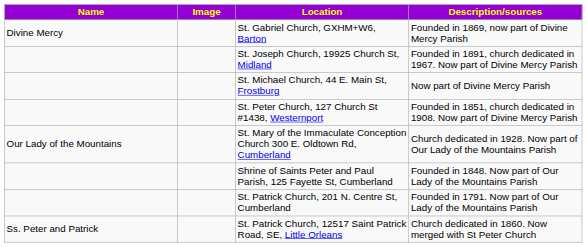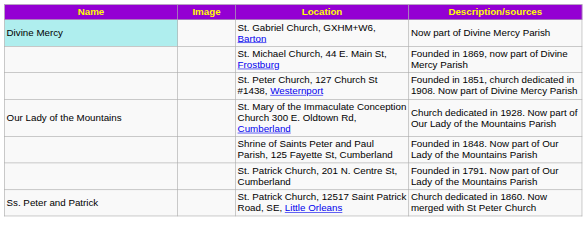(35, 33) no background -> (35, 33) paleturquoise background
(489, 33) Founded in 1869, now part of Divine Mercy Parish -> (481, 33) Now part of Divine Mercy Parish
- row: (318, 59)
(481, 86) Now part of Divine Mercy Parish -> (489, 59) Founded in 1869, now part of Divine Mercy Parish
